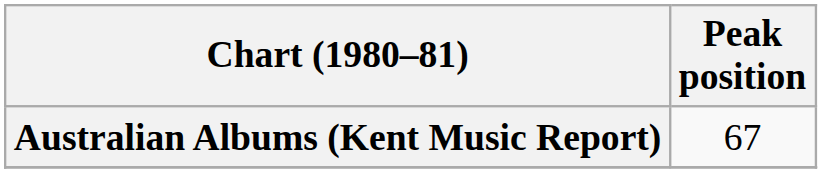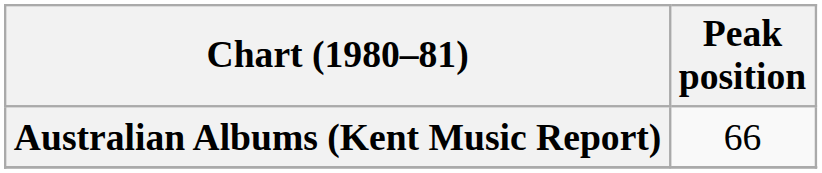(742, 136) 67 -> (742, 136) 66
